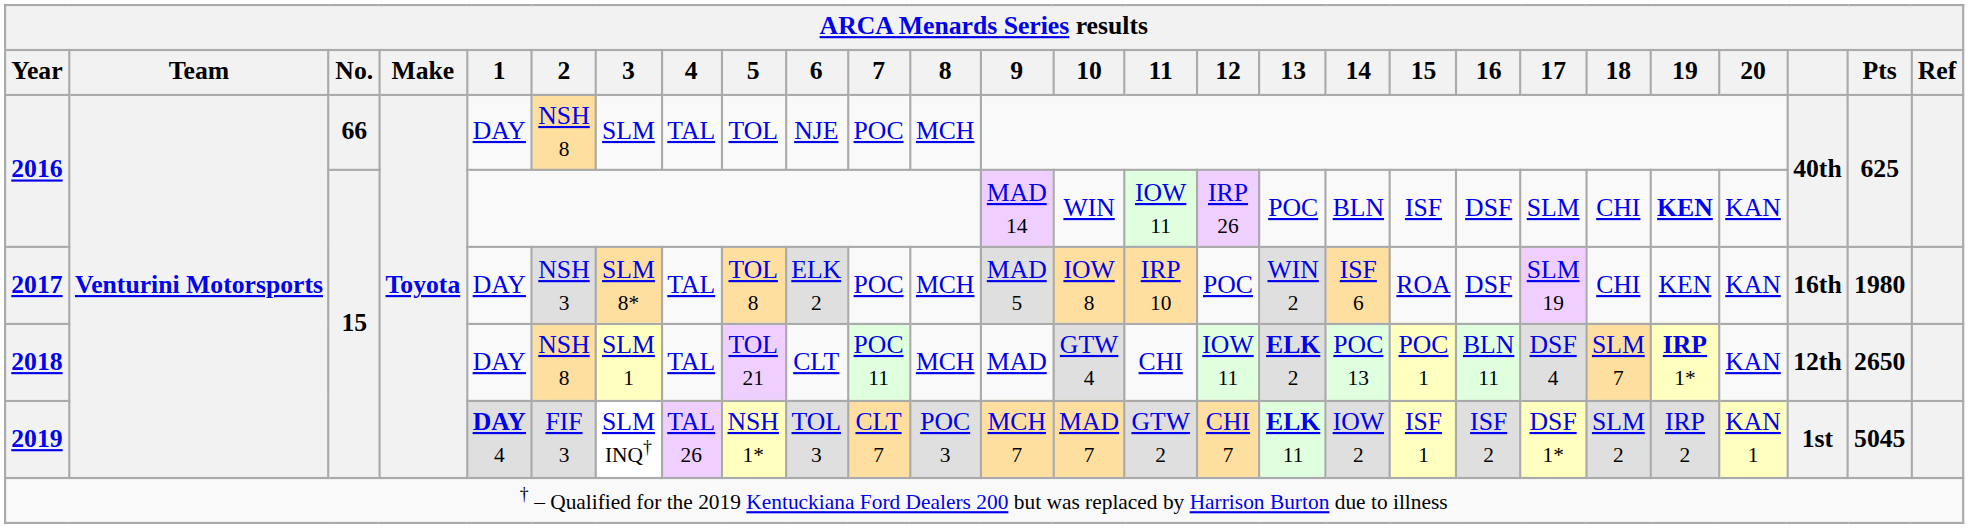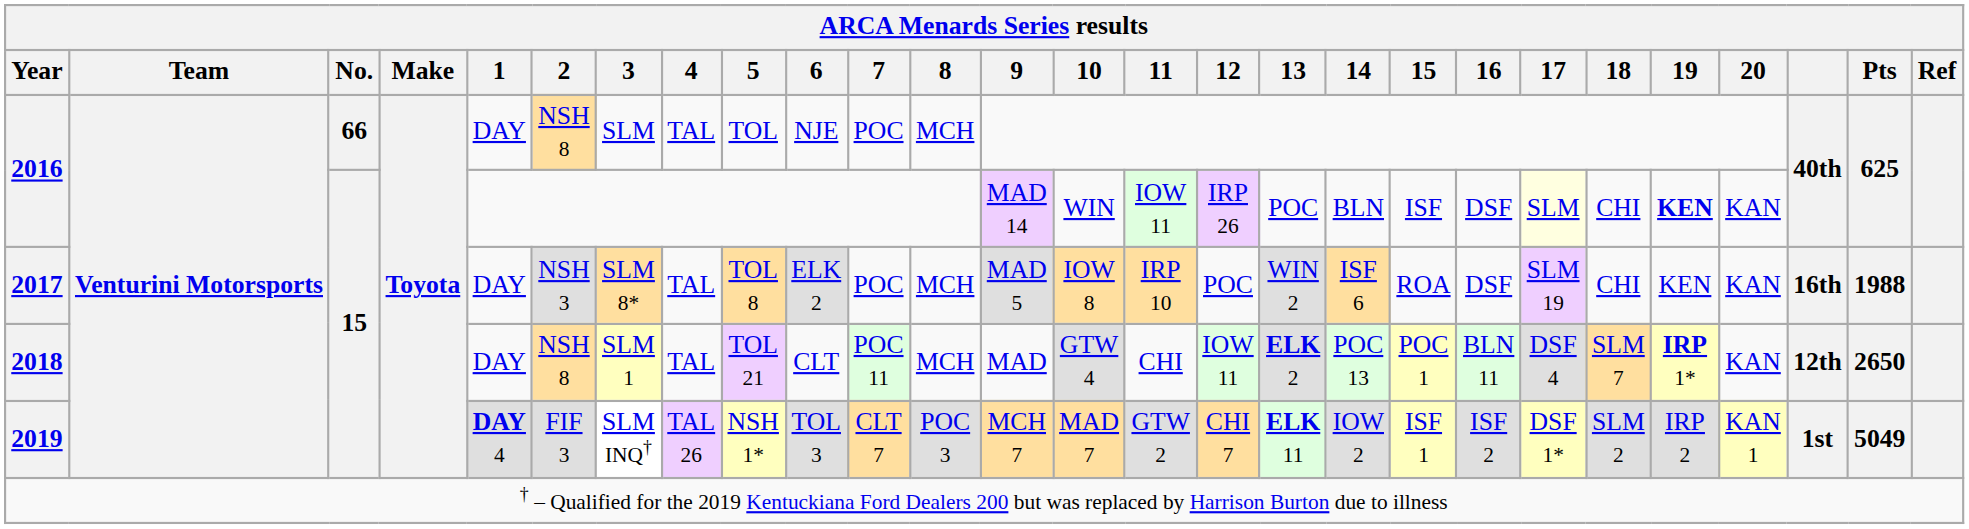(1553, 208) no background -> (1553, 208) lightyellow background
(1880, 284) 1980 -> (1880, 284) 1988
(1880, 438) 5045 -> (1880, 438) 5049
